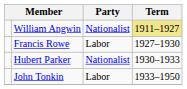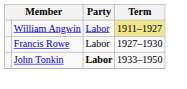(108, 28) Nationalist -> (98, 28) Labor
- row: (42, 60)
(98, 76) normal -> (99, 60) bold
